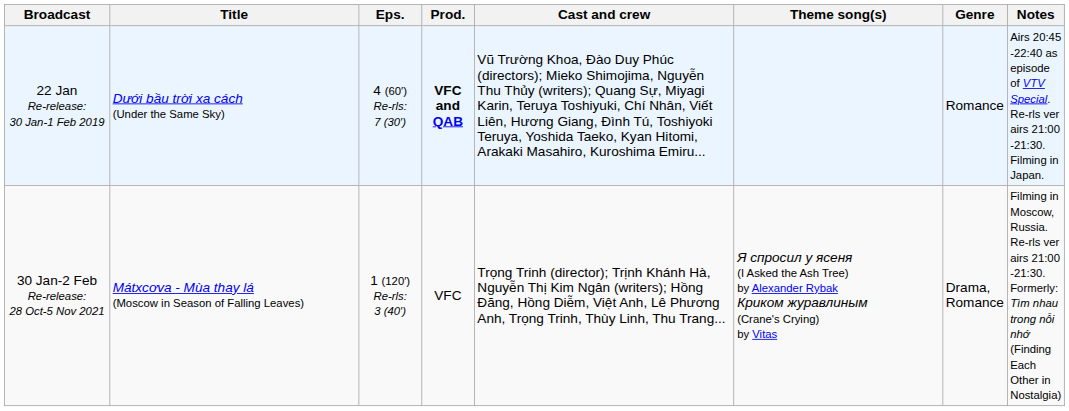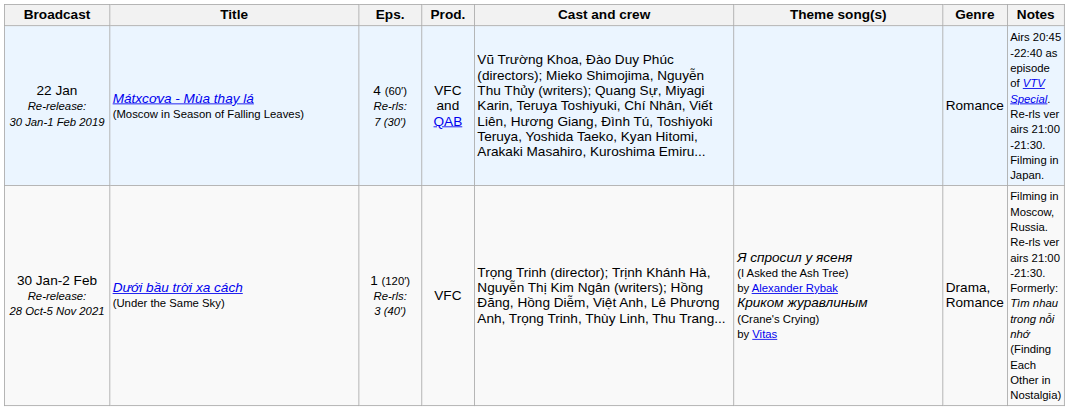(178, 105) Dưới bầu trời xa cách (Under the Same Sky) -> (208, 105) Mátxcơva - Mùa thay lá (Moscow in Season of Falling Leaves)
(448, 105) bold -> (448, 105) normal
(208, 295) Mátxcơva - Mùa thay lá (Moscow in Season of Falling Leaves) -> (178, 295) Dưới bầu trời xa cách (Under the Same Sky)
